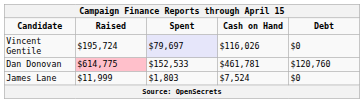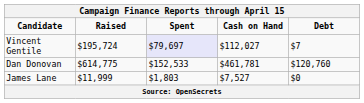(239, 46) $116,026 -> (239, 46) $112,027
(295, 46) $0 -> (295, 46) $7
(97, 64) pink background -> (97, 64) no background
(234, 78) $7,524 -> (234, 78) $7,527
